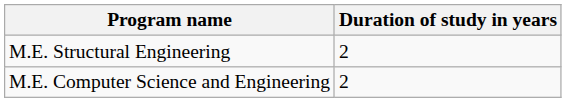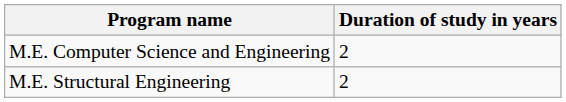rows swapped: (170, 81) <-> (120, 50)
